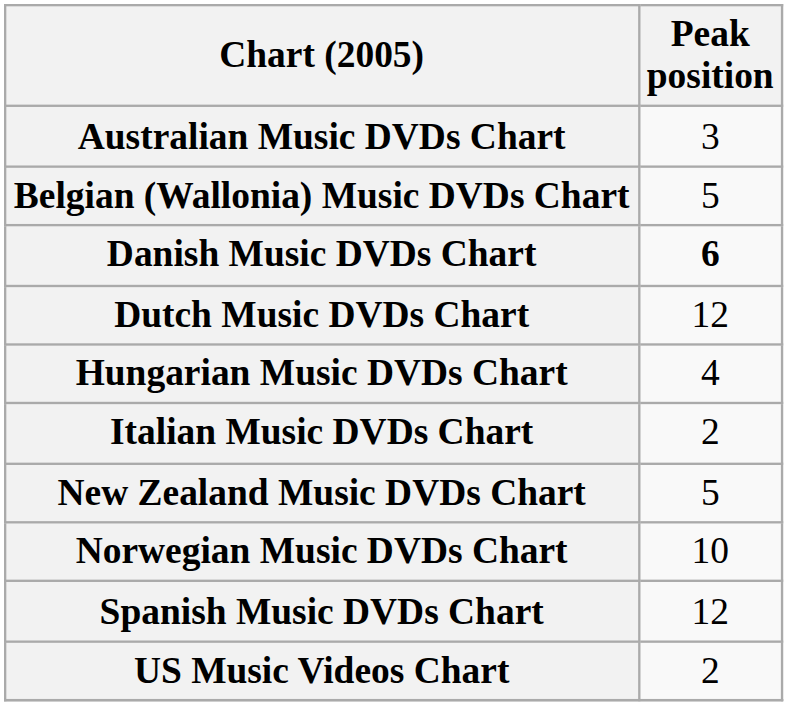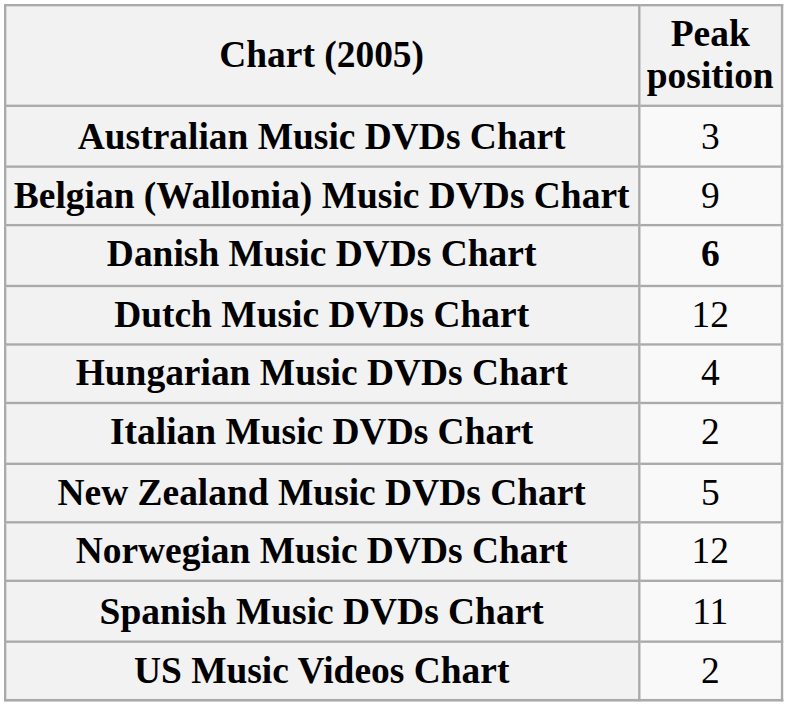(710, 195) 5 -> (710, 195) 9
(710, 551) 10 -> (710, 551) 12
(710, 610) 12 -> (710, 610) 11
